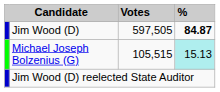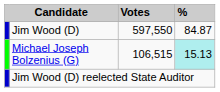(152, 30) 597,505 -> (152, 30) 597,550
(198, 30) bold -> (198, 30) normal
(152, 54) 105,515 -> (152, 54) 106,515
